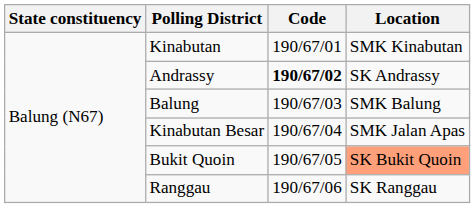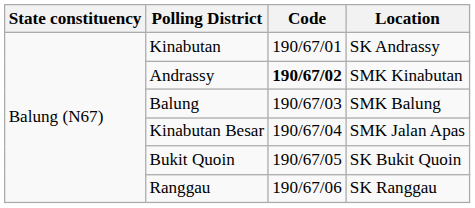(406, 46) SMK Kinabutan -> (395, 46) SK Andrassy
(395, 74) SK Andrassy -> (406, 74) SMK Kinabutan
(406, 159) lightsalmon background -> (406, 159) no background
